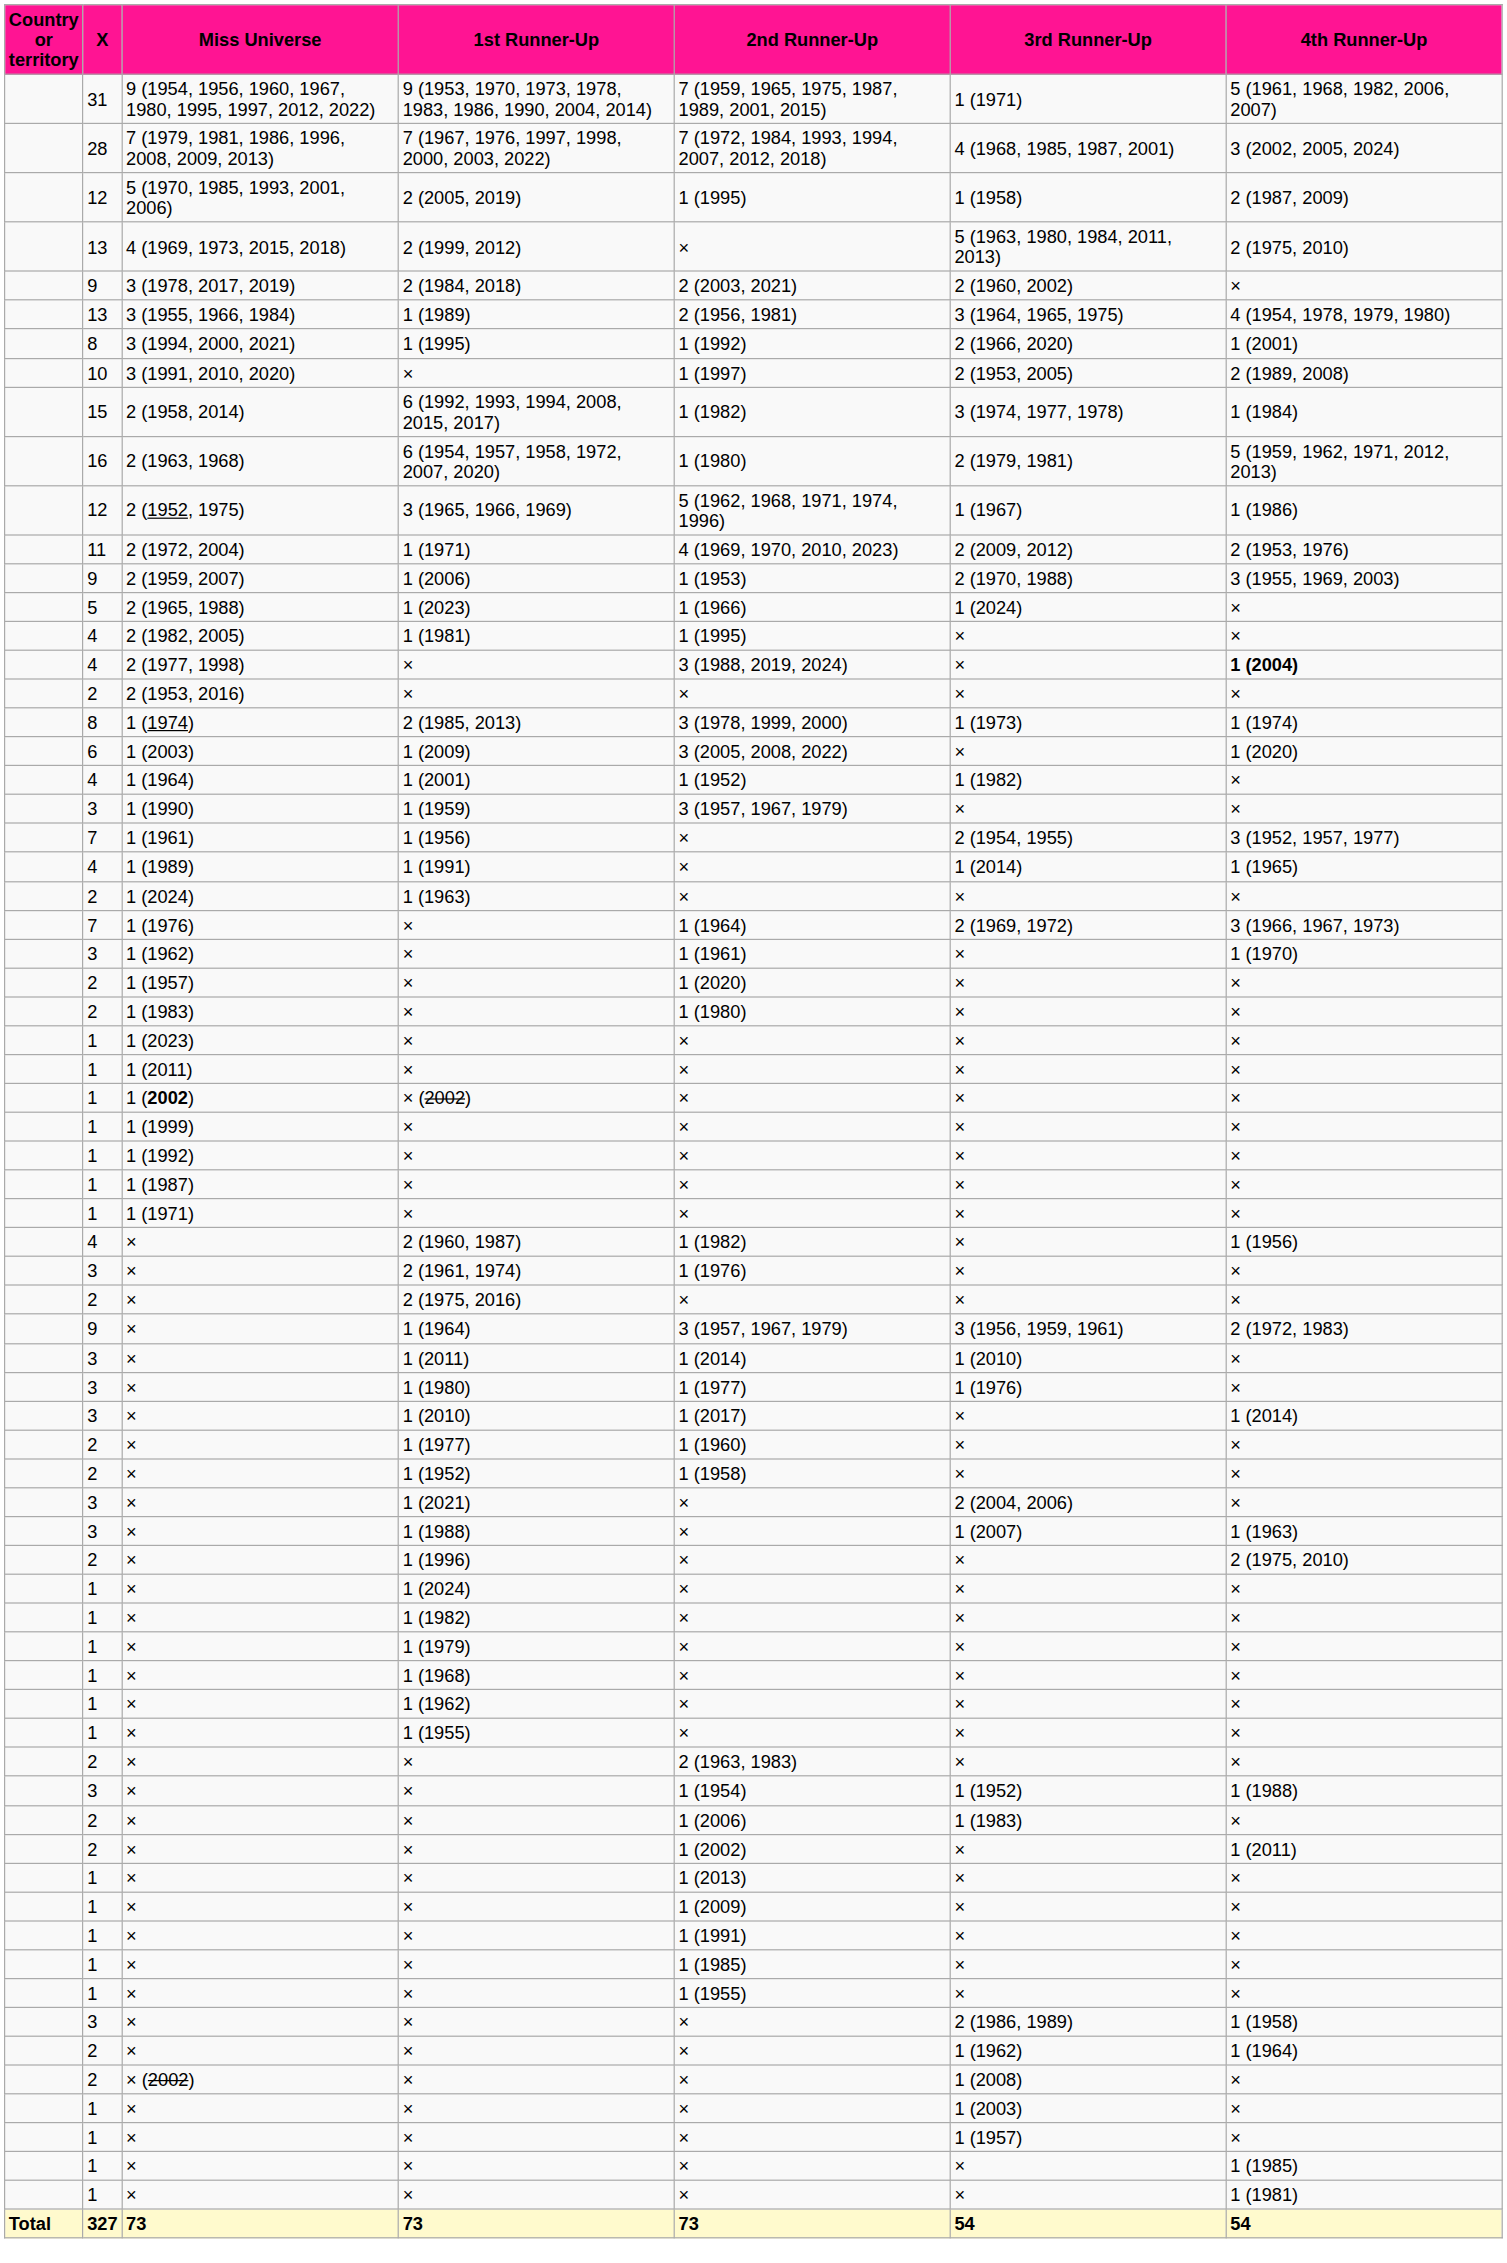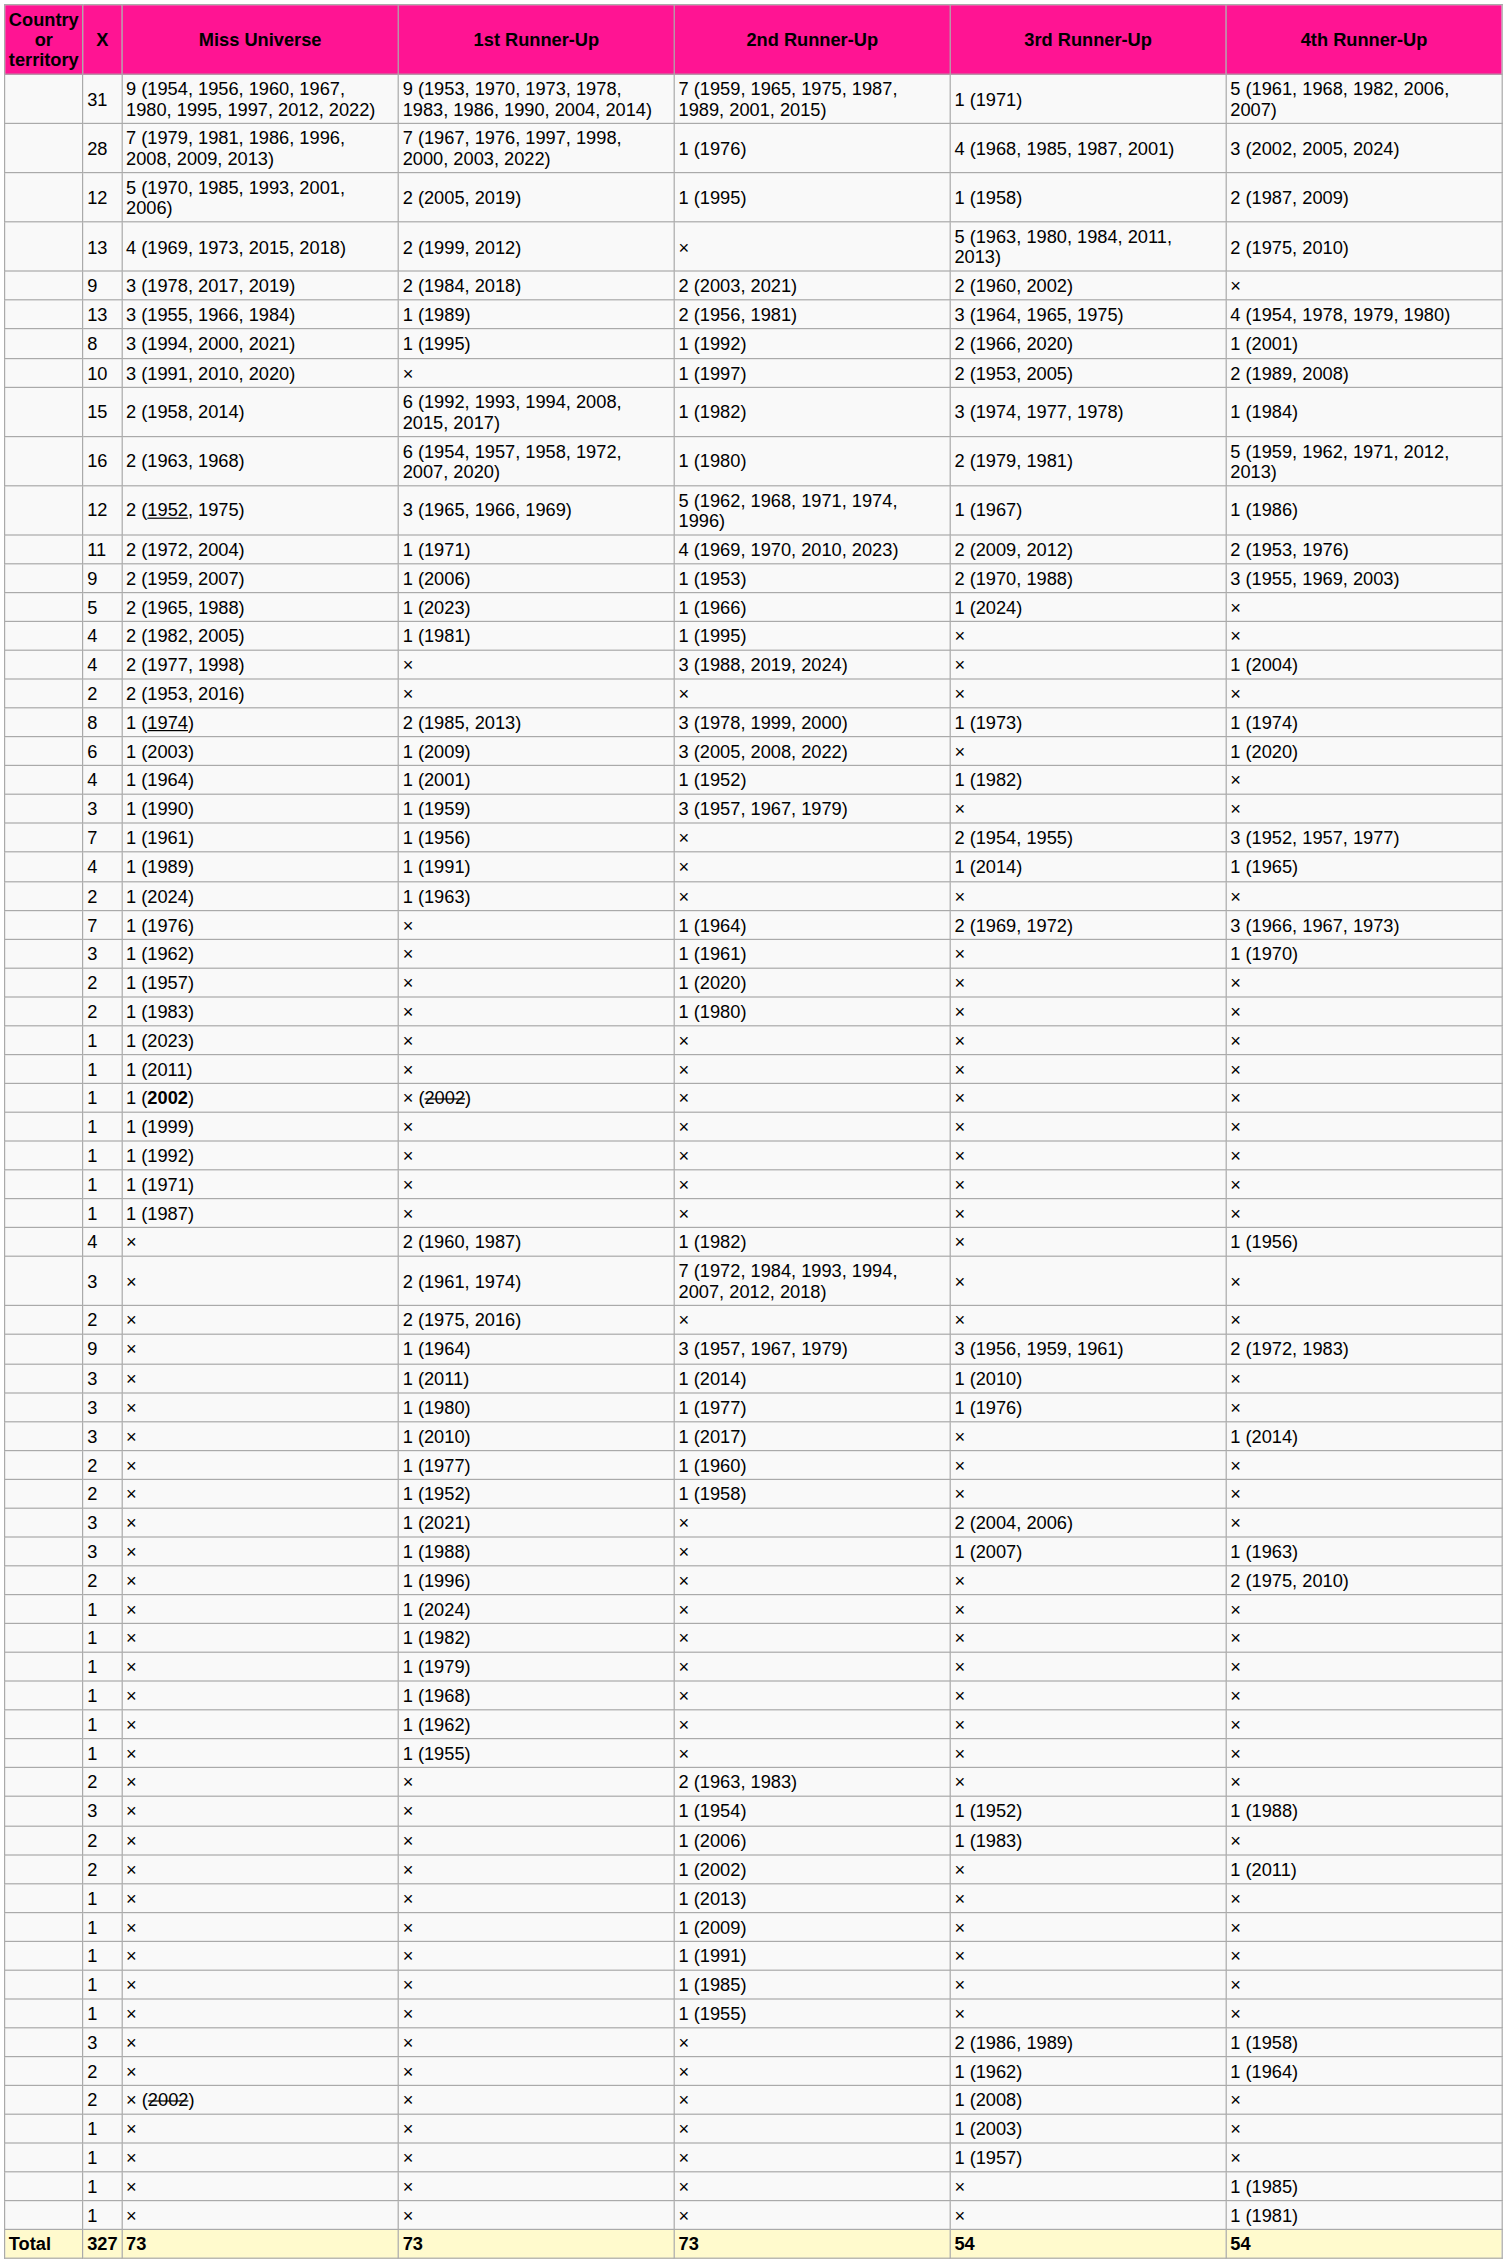(788, 148) 7 (1972, 1984, 1993, 1994, 2007, 2012, 2018) -> (713, 148) 1 (1976)
(1264, 665) bold -> (1264, 665) normal
rows swapped: (160, 1185) <-> (160, 1213)
(713, 1271) 1 (1976) -> (788, 1281) 7 (1972, 1984, 1993, 1994, 2007, 2012, 2018)
